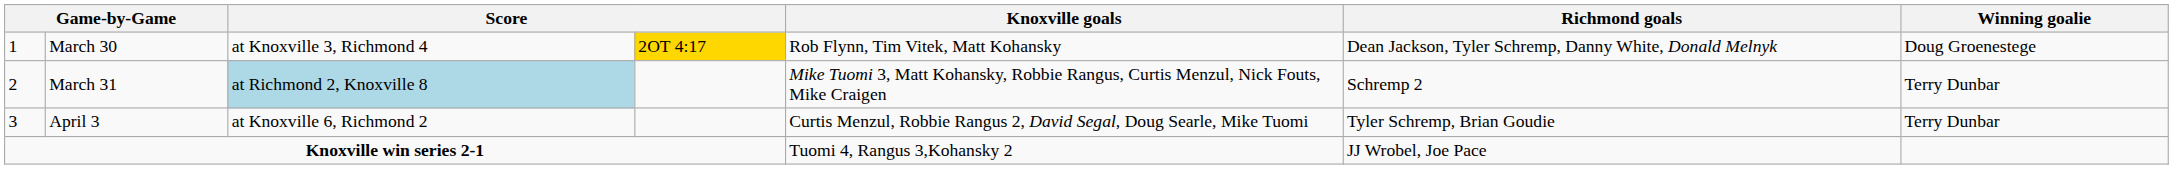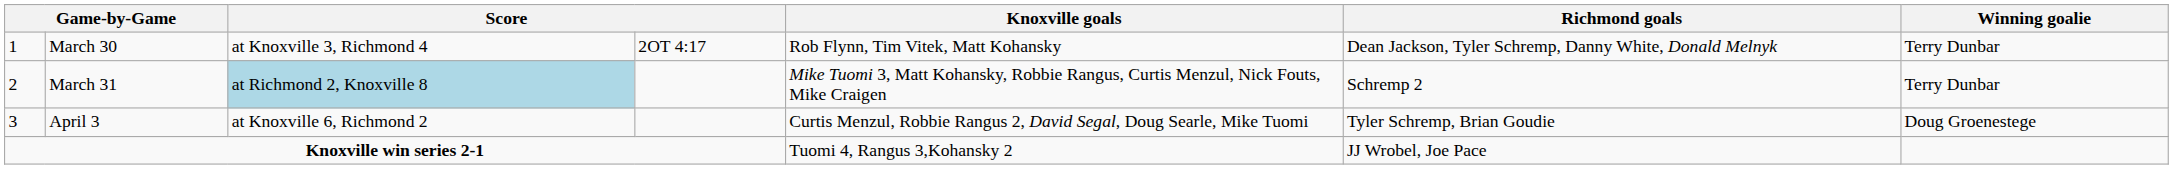(672, 46) gold background -> (672, 46) no background
(1970, 46) Doug Groenestege -> (1952, 46) Terry Dunbar
(1952, 121) Terry Dunbar -> (1970, 121) Doug Groenestege
